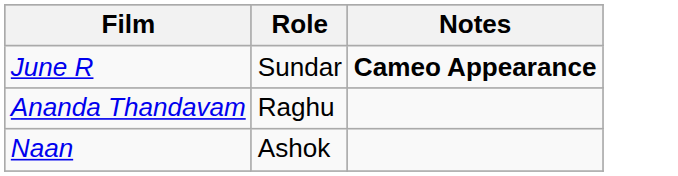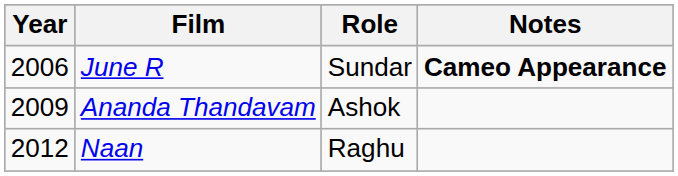+ column: (40, 25)
(296, 107) Raghu -> (364, 107) Ashok
(294, 149) Ashok -> (366, 149) Raghu
